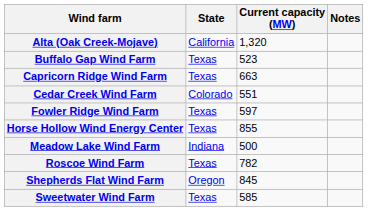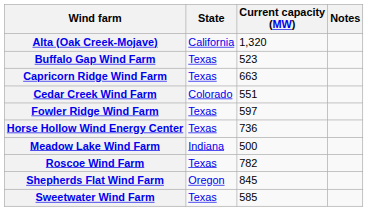(248, 128) 855 -> (248, 128) 736
